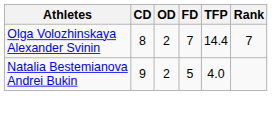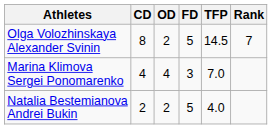(190, 41) 7 -> (190, 41) 5
(216, 41) 14.4 -> (216, 41) 14.5
+ row: (65, 74)
(142, 74) 9 -> (142, 108) 2
